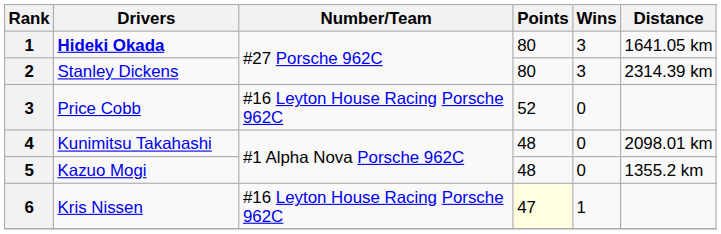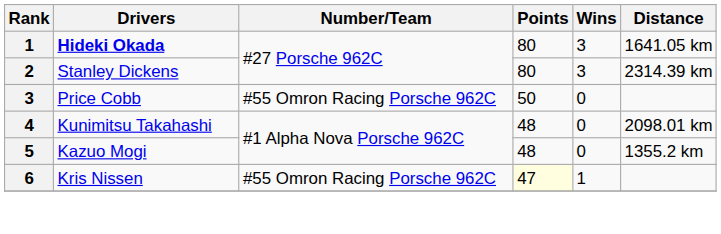(373, 108) #16 Leyton House Racing Porsche 962C -> (369, 98) #55 Omron Racing Porsche 962C
(527, 108) 52 -> (527, 98) 50
(373, 207) #16 Leyton House Racing Porsche 962C -> (369, 178) #55 Omron Racing Porsche 962C
